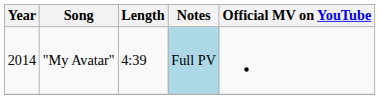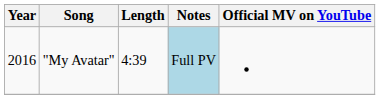(22, 60) 2014 -> (22, 60) 2016
